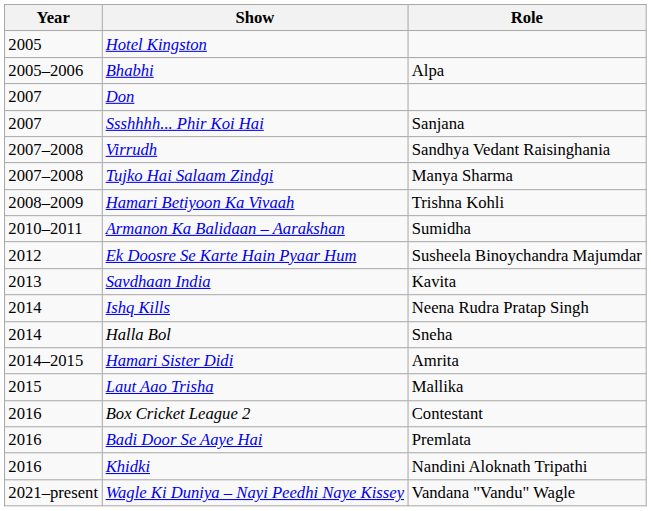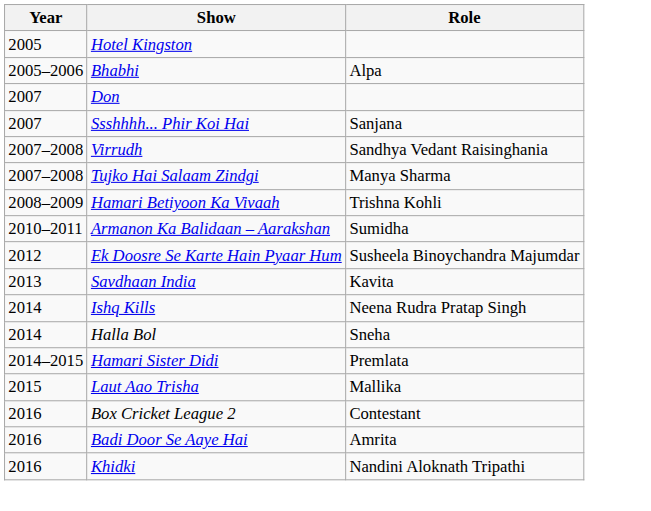(435, 360) Amrita -> (379, 360) Premlata
(441, 439) Premlata -> (373, 439) Amrita
- row: (255, 492)
